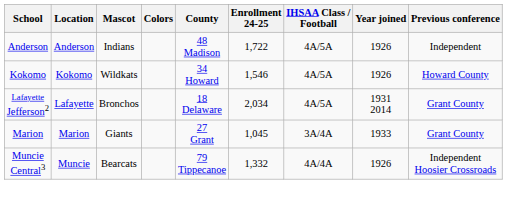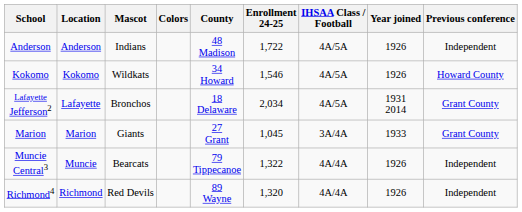(256, 163) 1,332 -> (271, 163) 1,322
(455, 163) Independent Hoosier Crossroads -> (470, 163) Independent
+ row: (31, 193)
